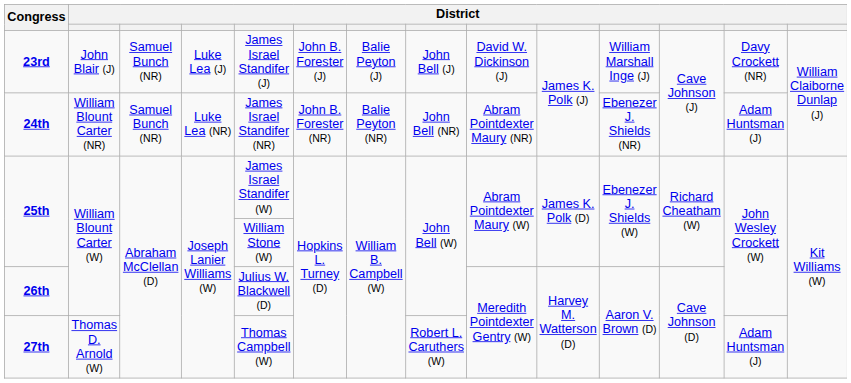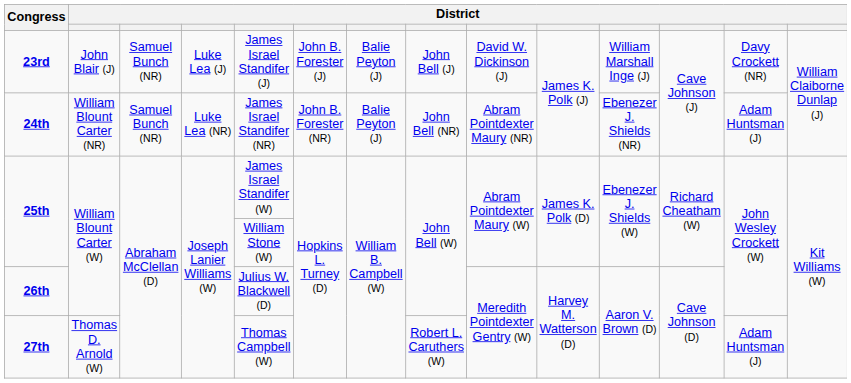(376, 124) Balie Peyton (NR) -> (376, 124) Balie Peyton (J)
